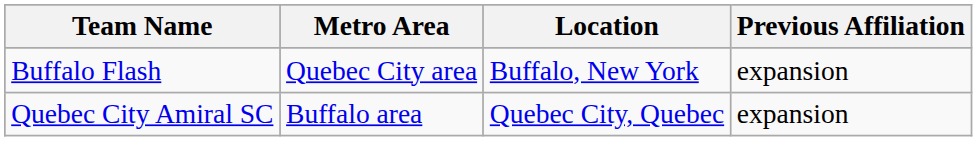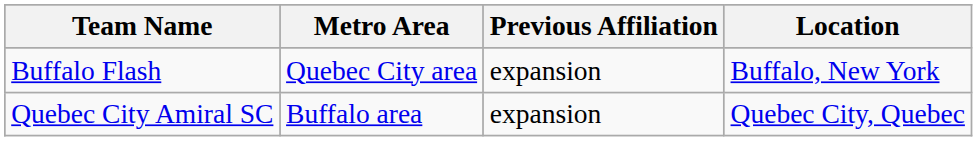columns swapped: (607, 26) <-> (851, 26)
